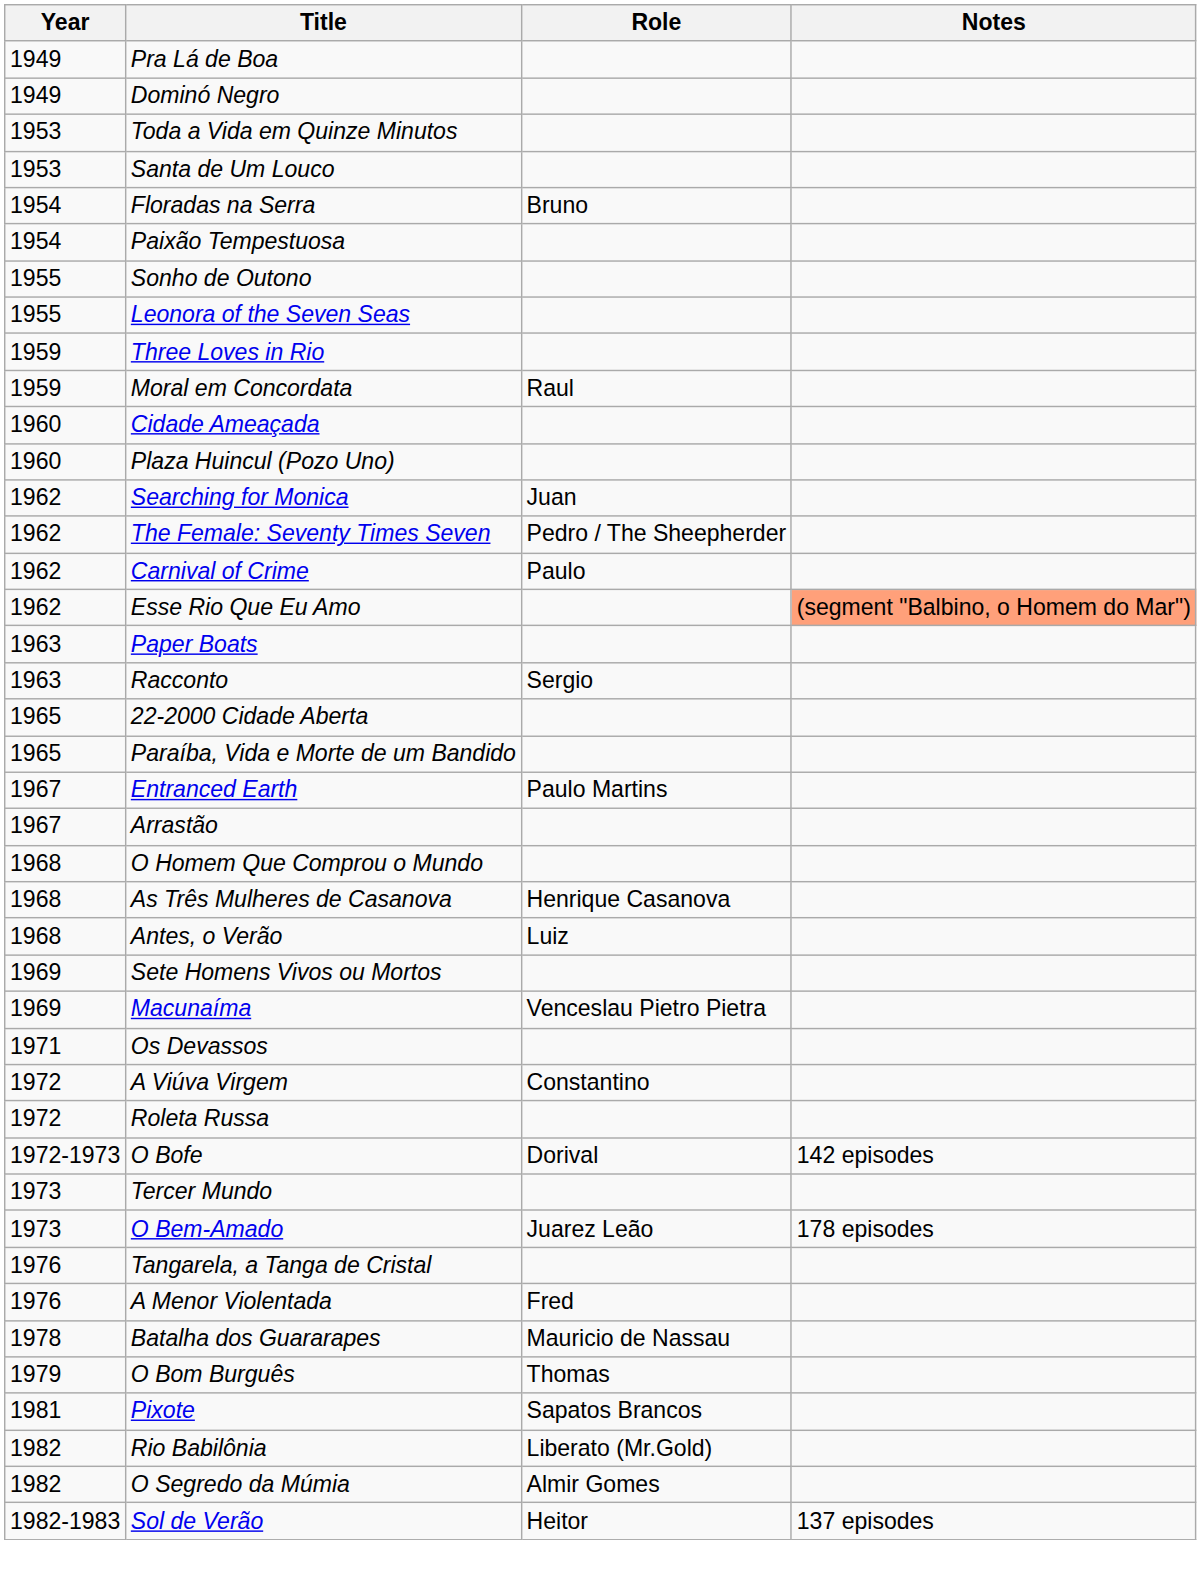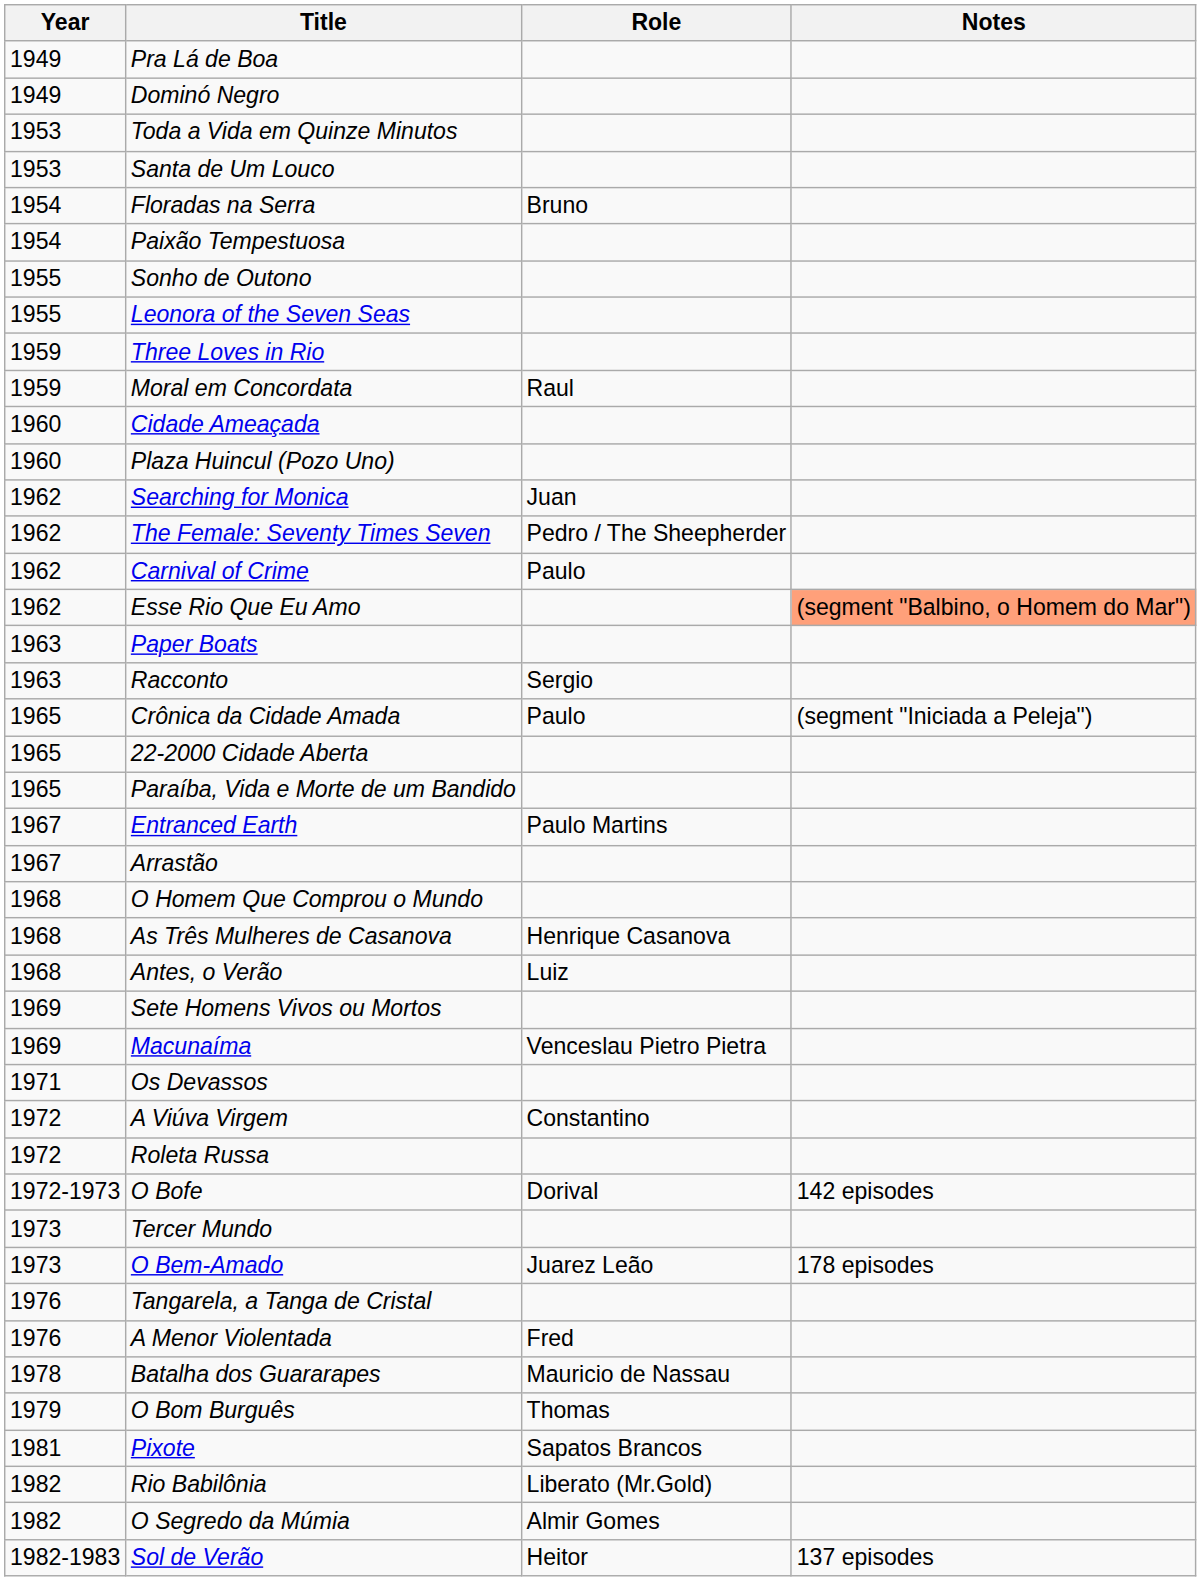+ row: (266, 717)
